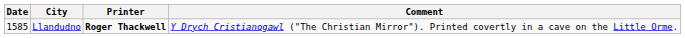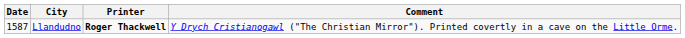(17, 26) 1585 -> (17, 26) 1587
